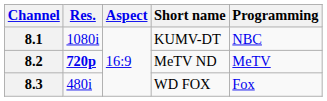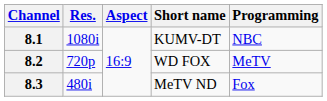(81, 61) bold -> (81, 61) normal
(185, 61) MeTV ND -> (182, 61) WD FOX
(182, 84) WD FOX -> (185, 84) MeTV ND
